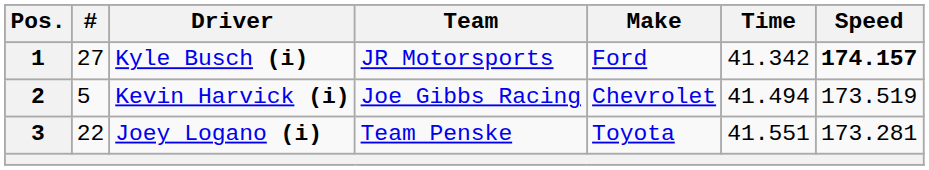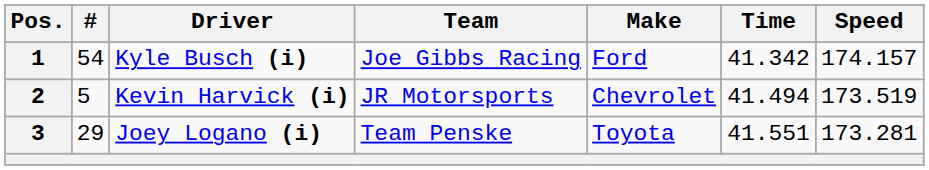(90, 61) 27 -> (90, 61) 54
(457, 61) JR Motorsports -> (471, 61) Joe Gibbs Racing
(869, 61) bold -> (869, 61) normal
(471, 98) Joe Gibbs Racing -> (457, 98) JR Motorsports
(90, 135) 22 -> (90, 135) 29
